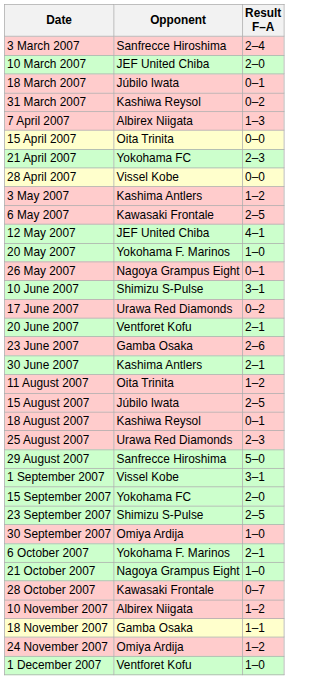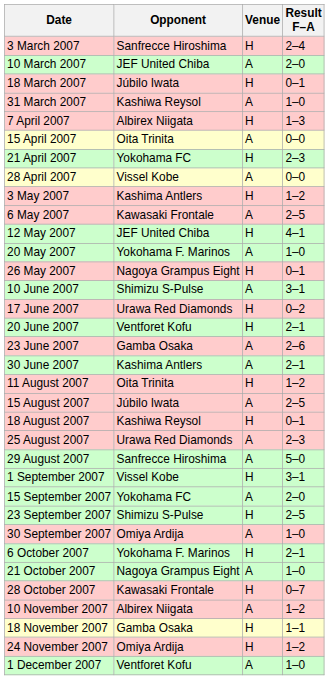+ column: (263, 20)
(255, 102) 0–2 -> (295, 102) 1–0
